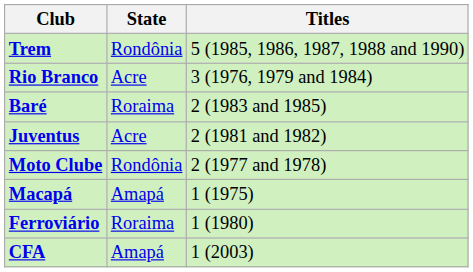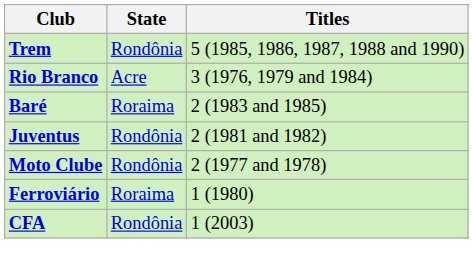(129, 135) Acre -> (147, 135) Rondônia
- row: (41, 194)
(137, 252) Amapá -> (147, 223) Rondônia
